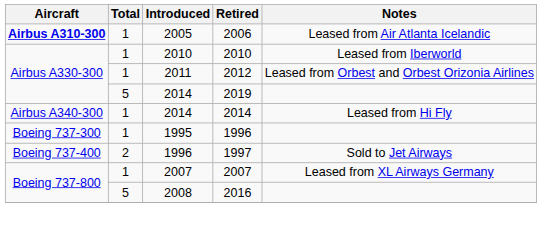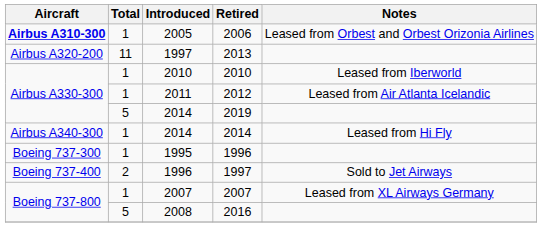(399, 34) Leased from Air Atlanta Icelandic -> (399, 34) Leased from Orbest and Orbest Orizonia Airlines
+ row: (237, 53)
(399, 73) Leased from Orbest and Orbest Orizonia Airlines -> (399, 93) Leased from Air Atlanta Icelandic
